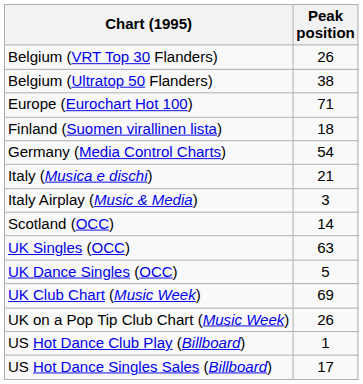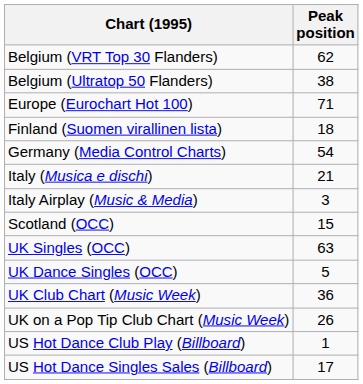(326, 57) 26 -> (326, 57) 62
(326, 224) 14 -> (326, 224) 15
(326, 295) 69 -> (326, 295) 36
